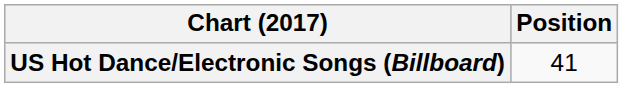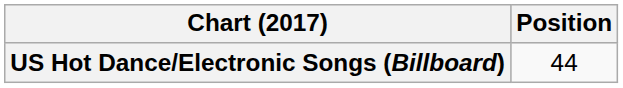(564, 62) 41 -> (564, 62) 44
